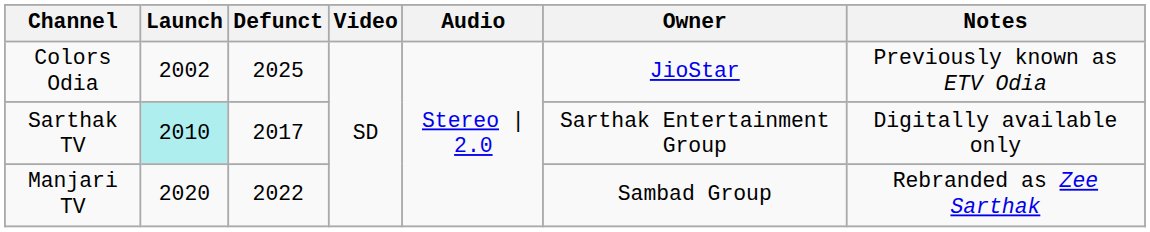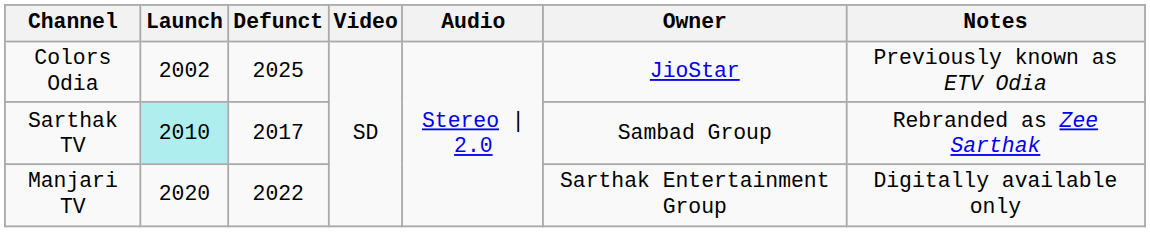(695, 133) Sarthak Entertainment Group -> (695, 133) Sambad Group
(995, 133) Digitally available only -> (995, 133) Rebranded as Zee Sarthak
(695, 195) Sambad Group -> (695, 195) Sarthak Entertainment Group
(995, 195) Rebranded as Zee Sarthak -> (995, 195) Digitally available only
